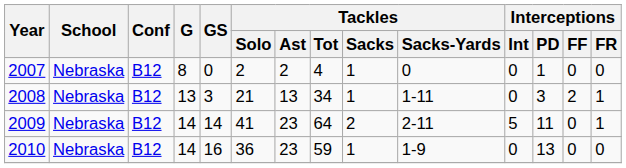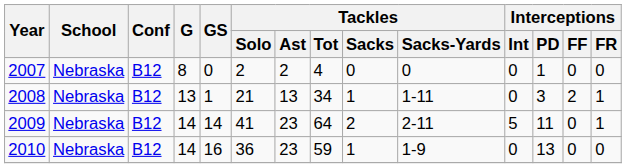(351, 70) 1 -> (351, 70) 0
(208, 96) 3 -> (208, 96) 1
